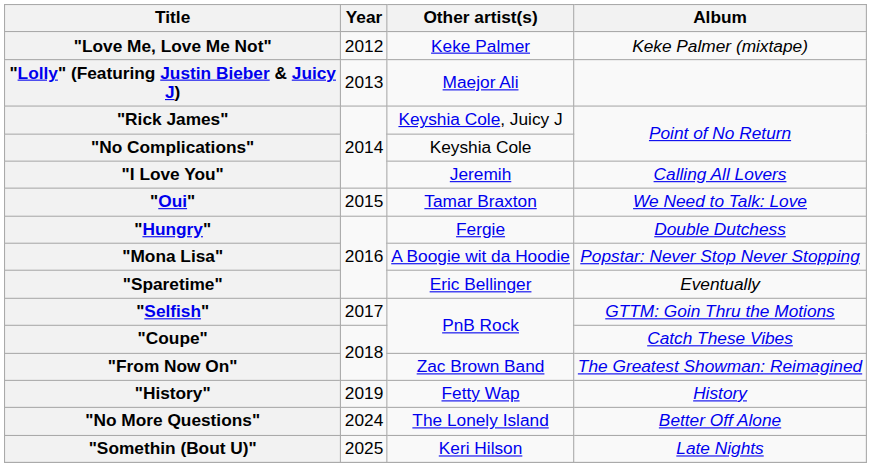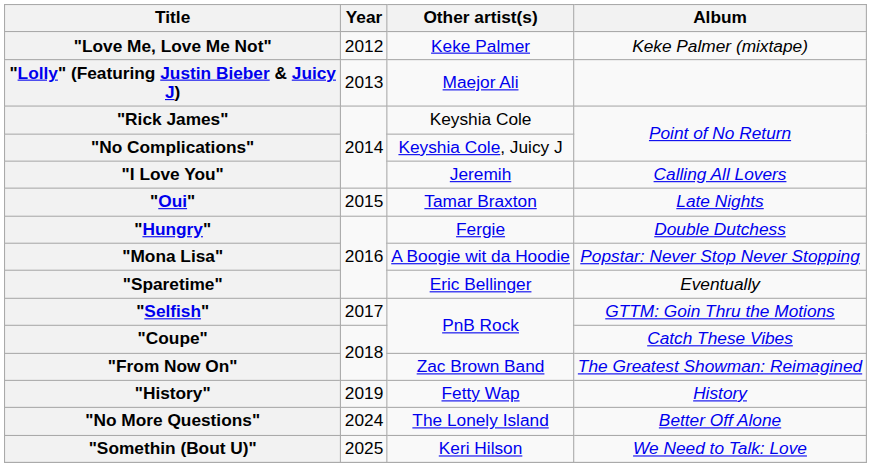(481, 119) Keyshia Cole, Juicy J -> (481, 119) Keyshia Cole
(481, 147) Keyshia Cole -> (481, 147) Keyshia Cole, Juicy J
(720, 202) We Need to Talk: Love -> (720, 202) Late Nights
(720, 448) Late Nights -> (720, 448) We Need to Talk: Love
